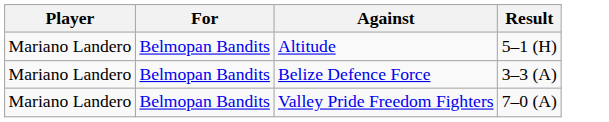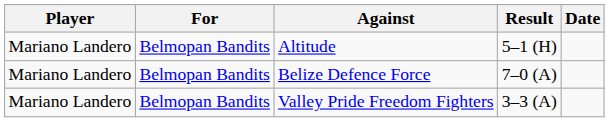+ column: (583, 18)
(529, 74) 3–3 (A) -> (529, 74) 7–0 (A)
(529, 102) 7–0 (A) -> (529, 102) 3–3 (A)
